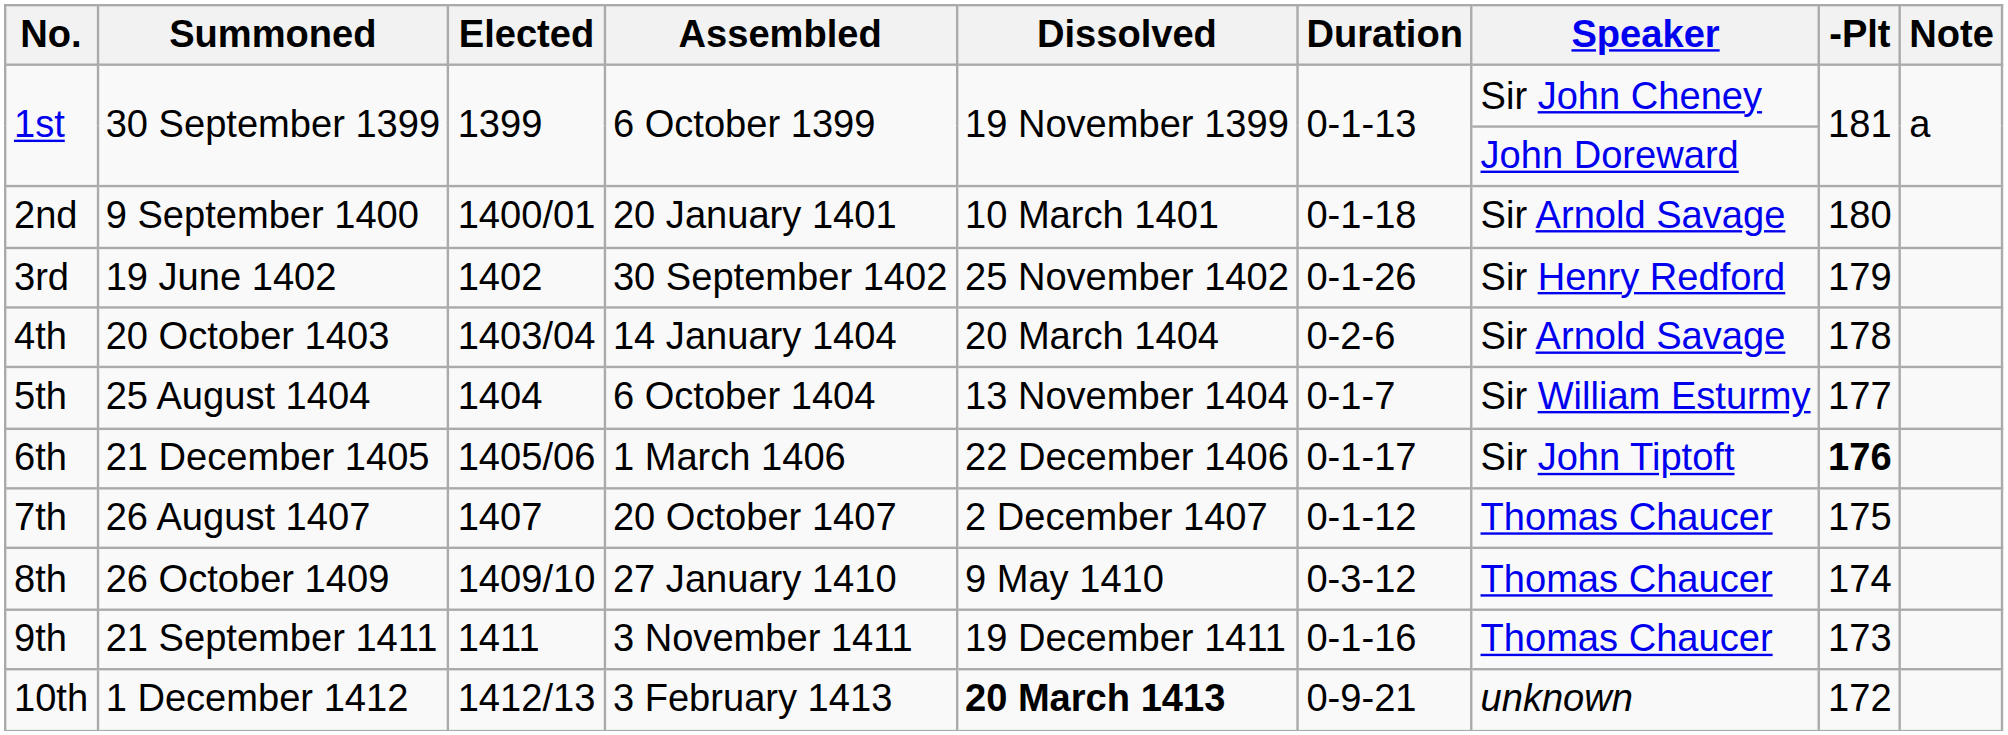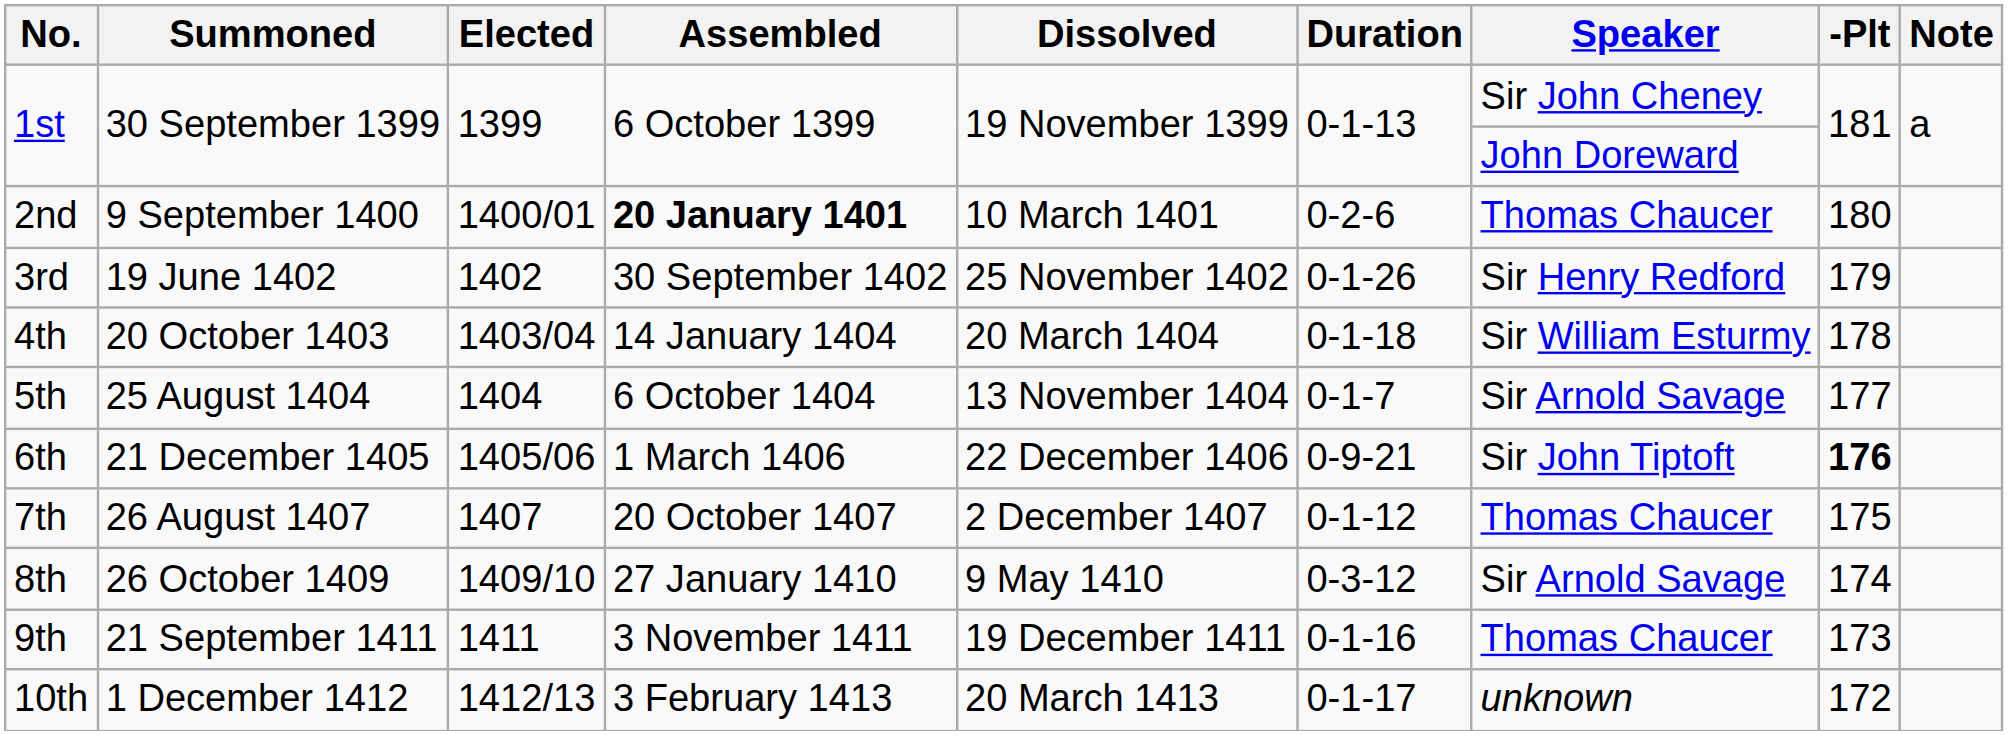(755, 215) normal -> (760, 215) bold
(1361, 215) 0-1-18 -> (1351, 215) 0-2-6
(1633, 215) Sir Arnold Savage -> (1627, 215) Thomas Chaucer
(1351, 336) 0-2-6 -> (1361, 336) 0-1-18
(1633, 336) Sir Arnold Savage -> (1646, 336) Sir William Esturmy
(1646, 397) Sir William Esturmy -> (1633, 397) Sir Arnold Savage
(1361, 457) 0-1-17 -> (1361, 457) 0-9-21
(1627, 578) Thomas Chaucer -> (1633, 578) Sir Arnold Savage
(1095, 699) bold -> (1092, 699) normal
(1361, 699) 0-9-21 -> (1361, 699) 0-1-17
